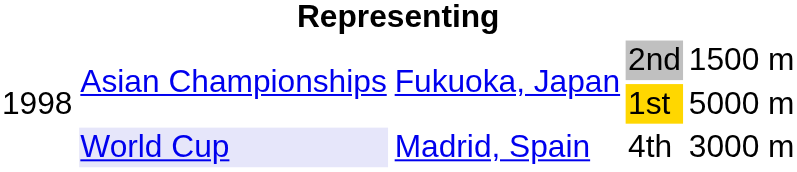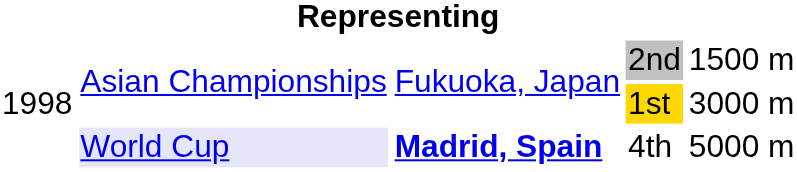(742, 103) 5000 m -> (742, 103) 3000 m
(492, 146) normal -> (499, 146) bold
(742, 146) 3000 m -> (742, 146) 5000 m
